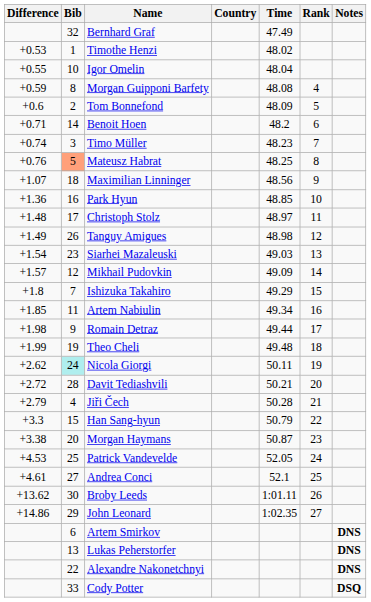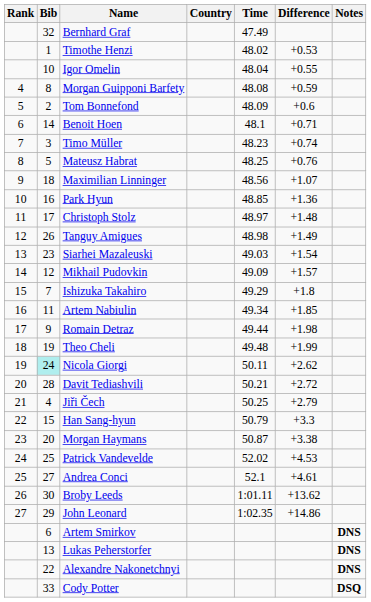columns swapped: (316, 13) <-> (33, 13)
(279, 124) 48.2 -> (255, 124) 48.1
(73, 161) lightsalmon background -> (48, 161) no background
(279, 402) 50.28 -> (255, 402) 50.25
(279, 458) 52.05 -> (255, 458) 52.02
